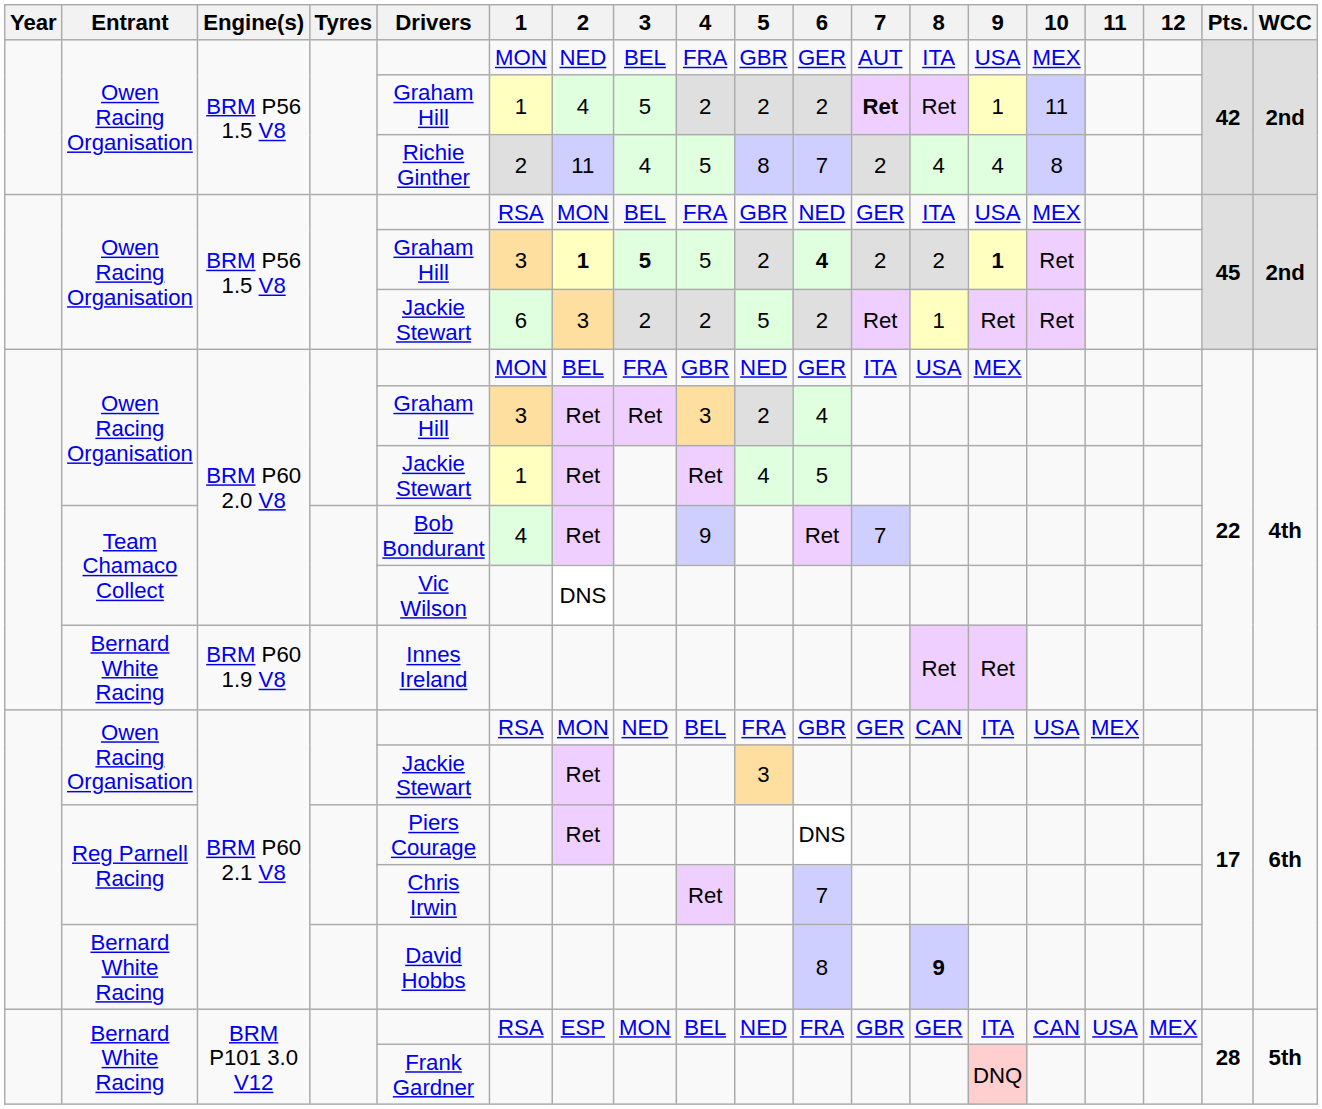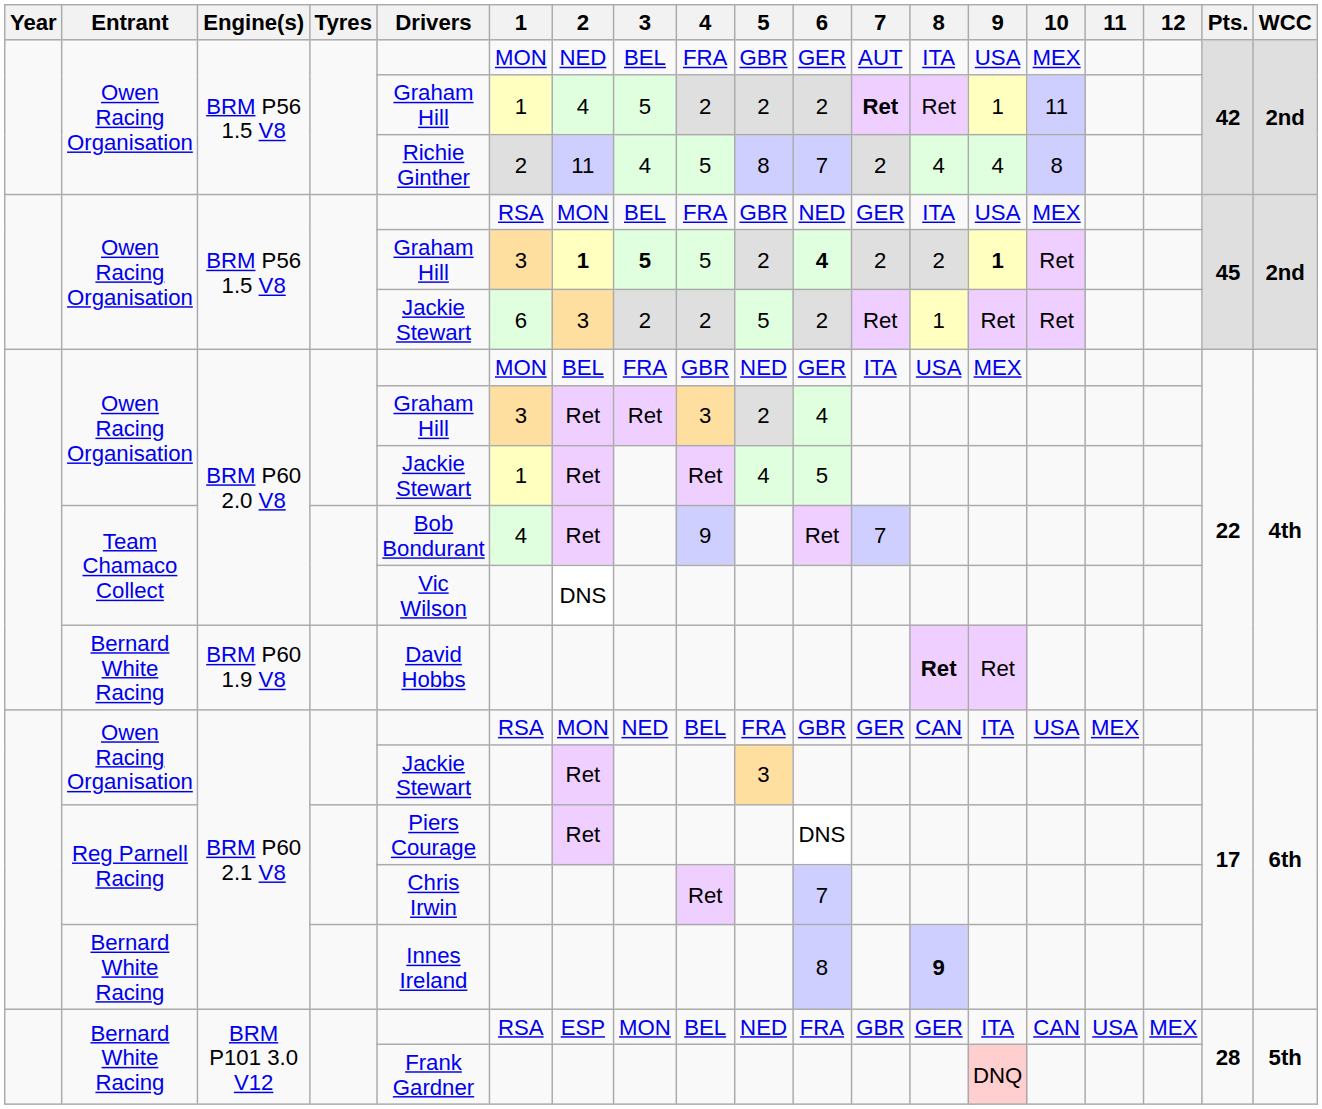(433, 667) Innes Ireland -> (433, 667) David Hobbs
(939, 667) normal -> (939, 667) bold
(433, 967) David Hobbs -> (433, 967) Innes Ireland
